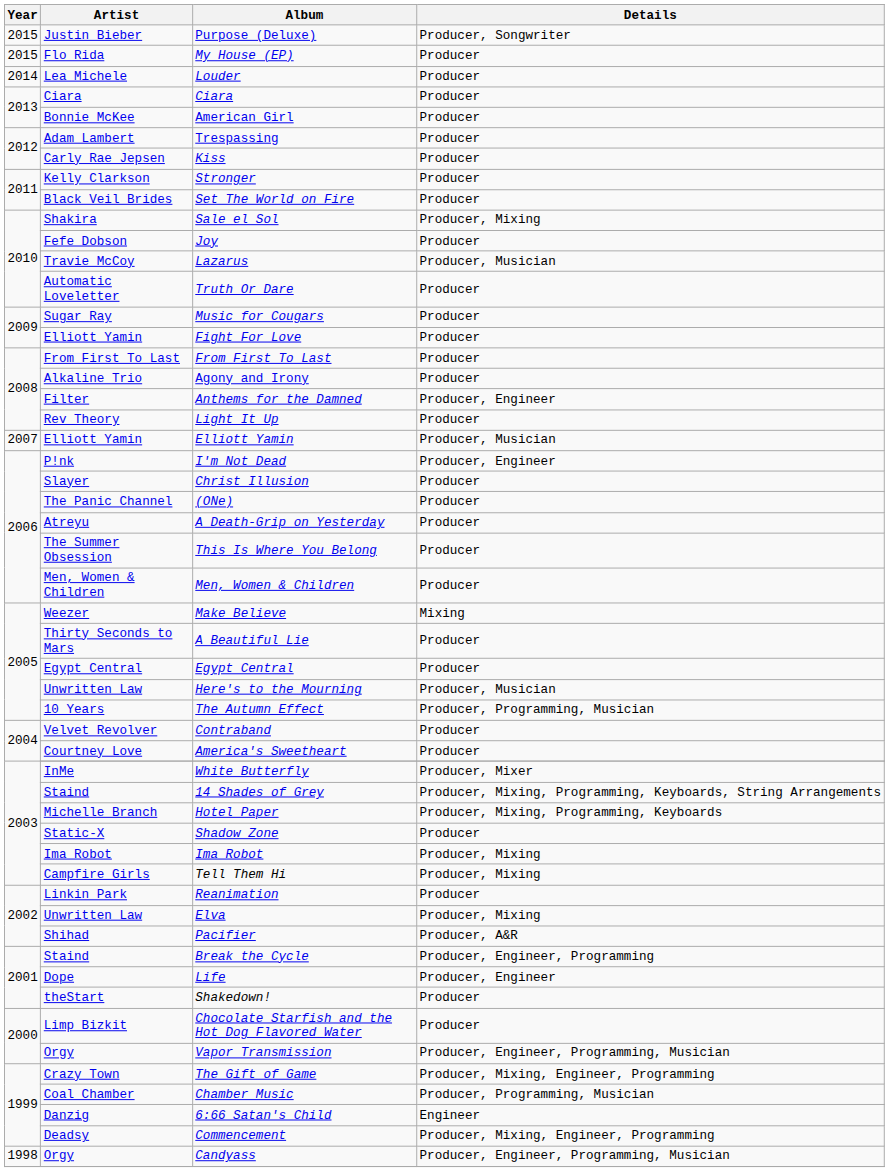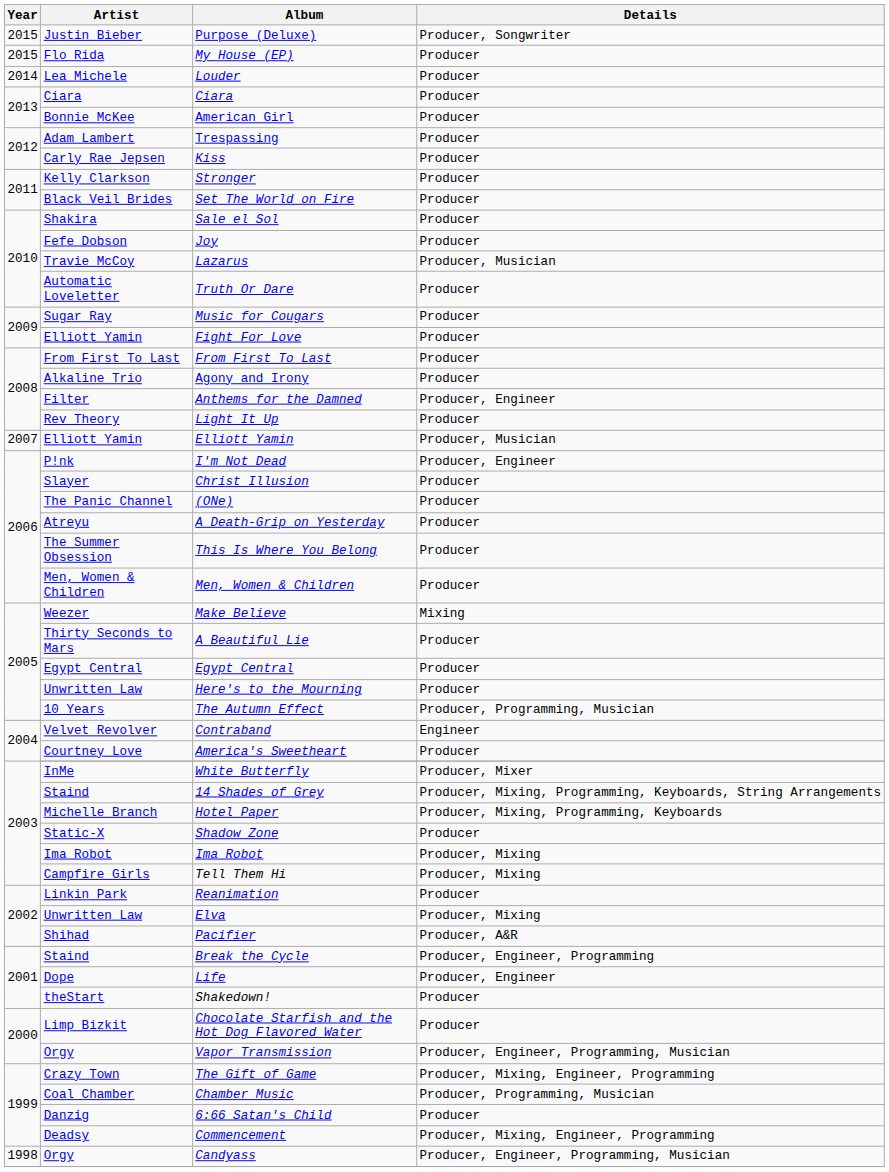(480, 220) Producer, Mixing -> (450, 220) Producer
(488, 690) Producer, Musician -> (450, 690) Producer
(450, 731) Producer -> (450, 731) Engineer
(450, 1115) Engineer -> (450, 1115) Producer
